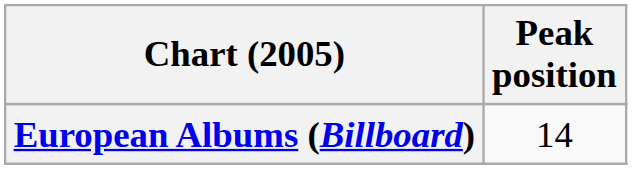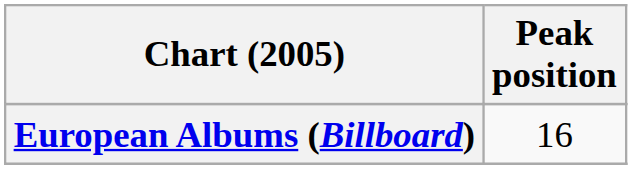(554, 133) 14 -> (554, 133) 16
